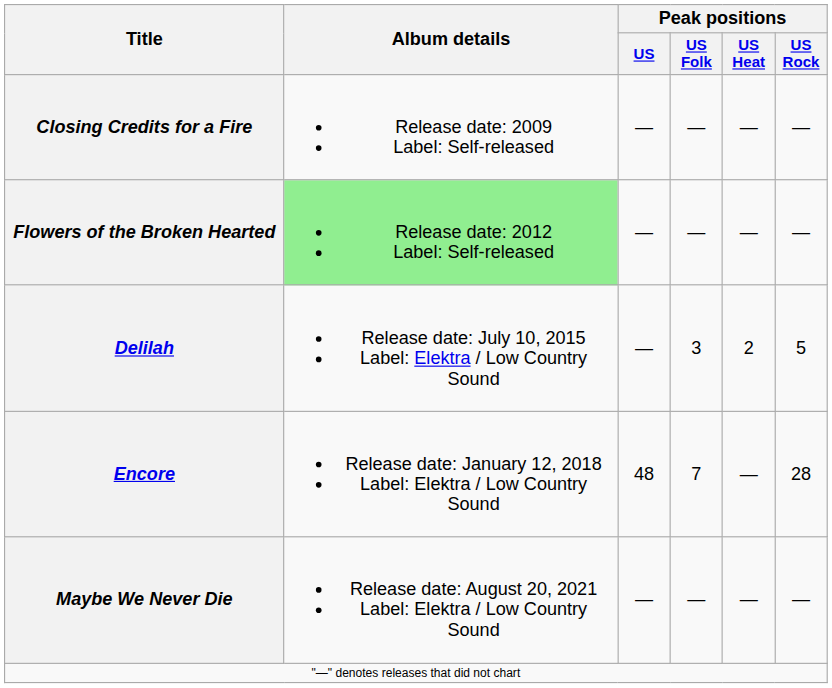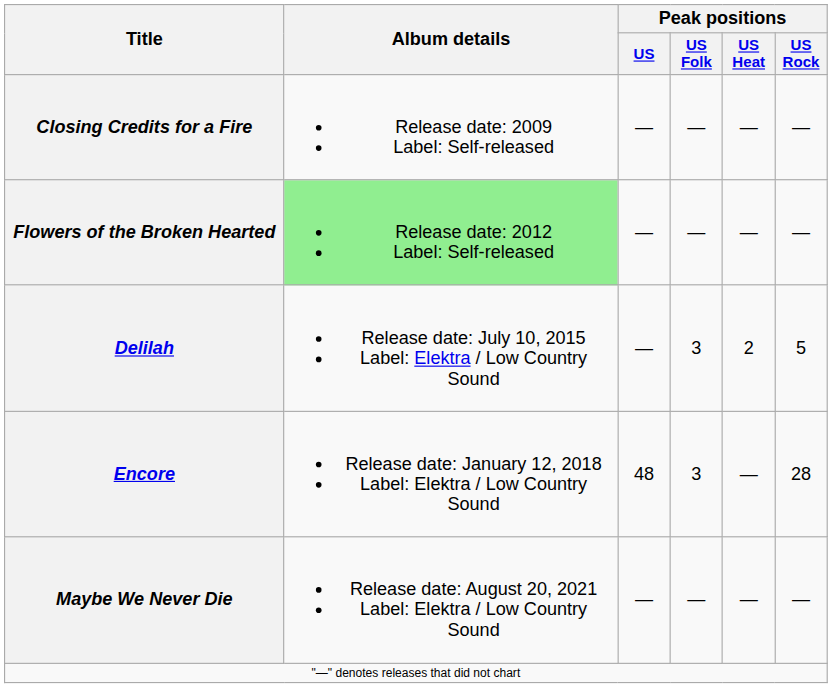(696, 474) 7 -> (696, 474) 3
